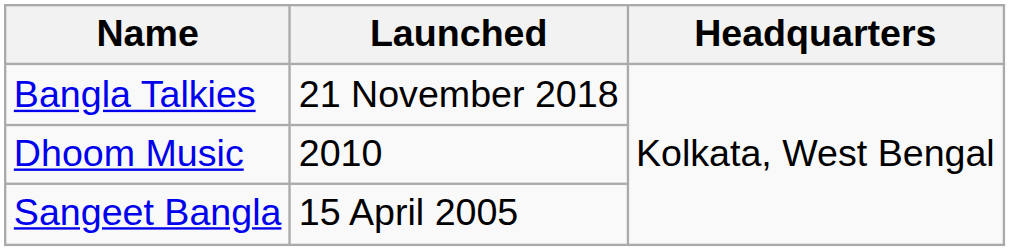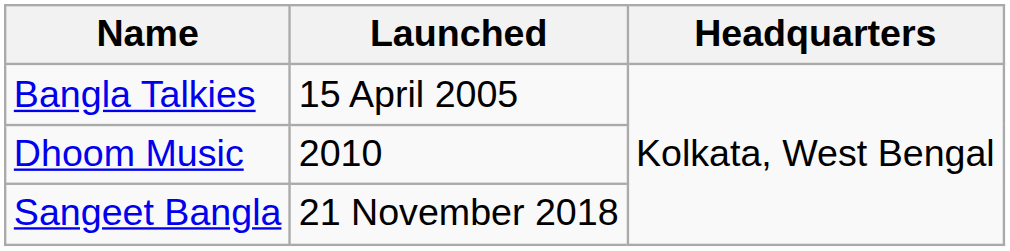(459, 93) 21 November 2018 -> (409, 93) 15 April 2005
(409, 213) 15 April 2005 -> (459, 213) 21 November 2018
